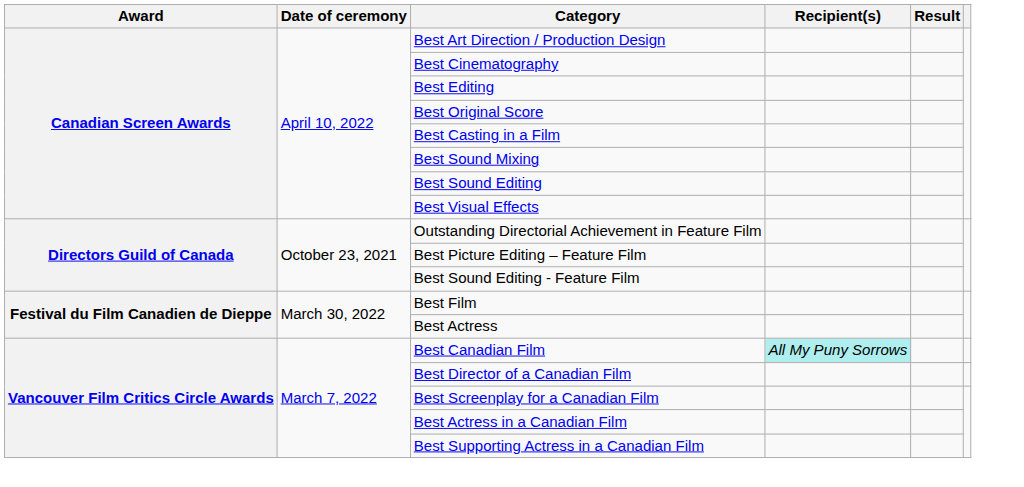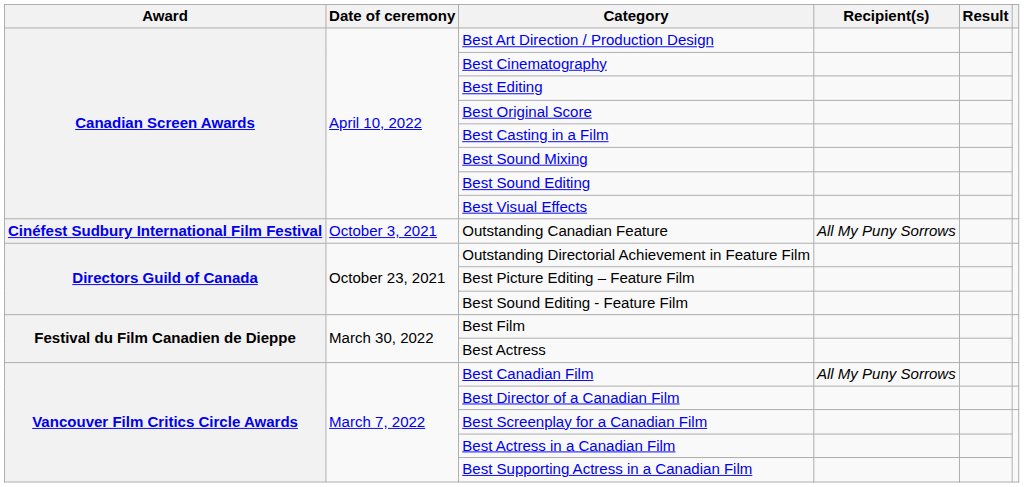+ row: (565, 231)
(838, 350) paleturquoise background -> (886, 374) no background
